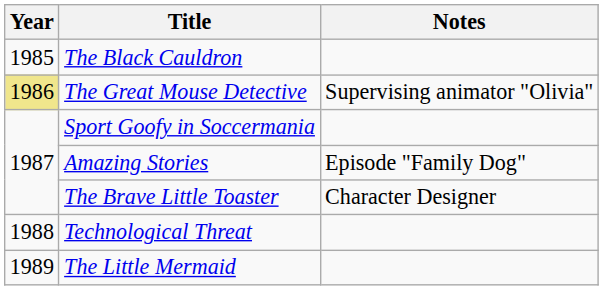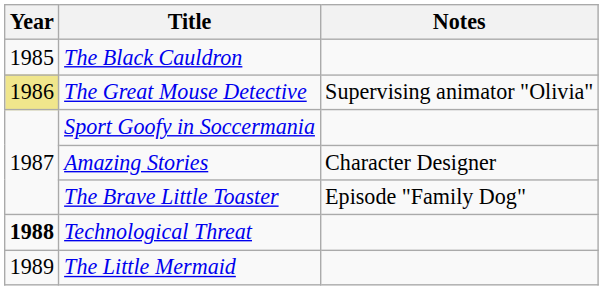(426, 162) Episode "Family Dog" -> (411, 162) Character Designer
(411, 197) Character Designer -> (426, 197) Episode "Family Dog"
(32, 232) normal -> (32, 232) bold
